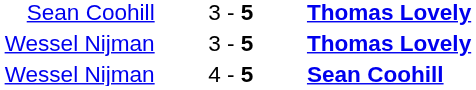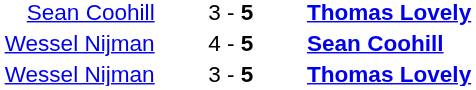rows swapped: (80, 74) <-> (80, 43)
